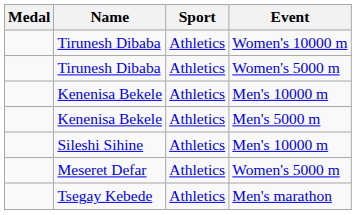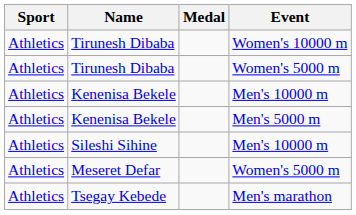columns swapped: (29, 17) <-> (197, 17)
